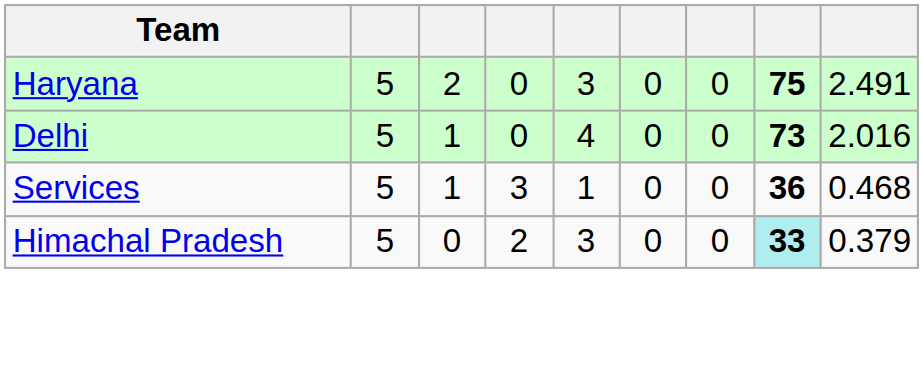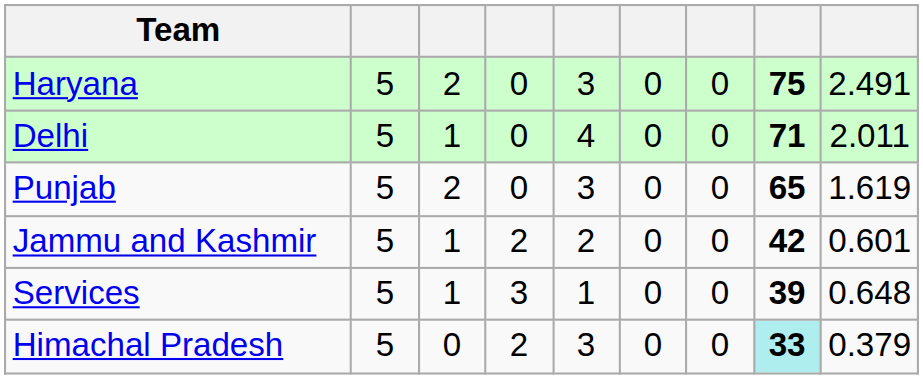(787, 135) 73 -> (787, 135) 71
(870, 135) 2.016 -> (870, 135) 2.011
+ row: (64, 188)
+ row: (165, 240)
(787, 188) 36 -> (787, 293) 39
(870, 188) 0.468 -> (870, 293) 0.648
